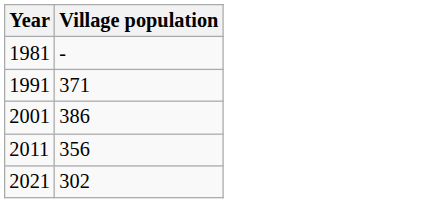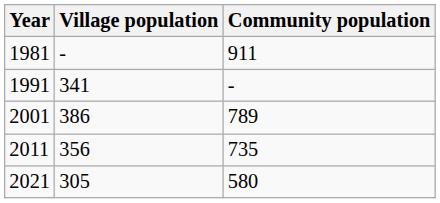+ column: (329, 20)
(75, 85) 371 -> (75, 85) 341
(75, 181) 302 -> (75, 181) 305
